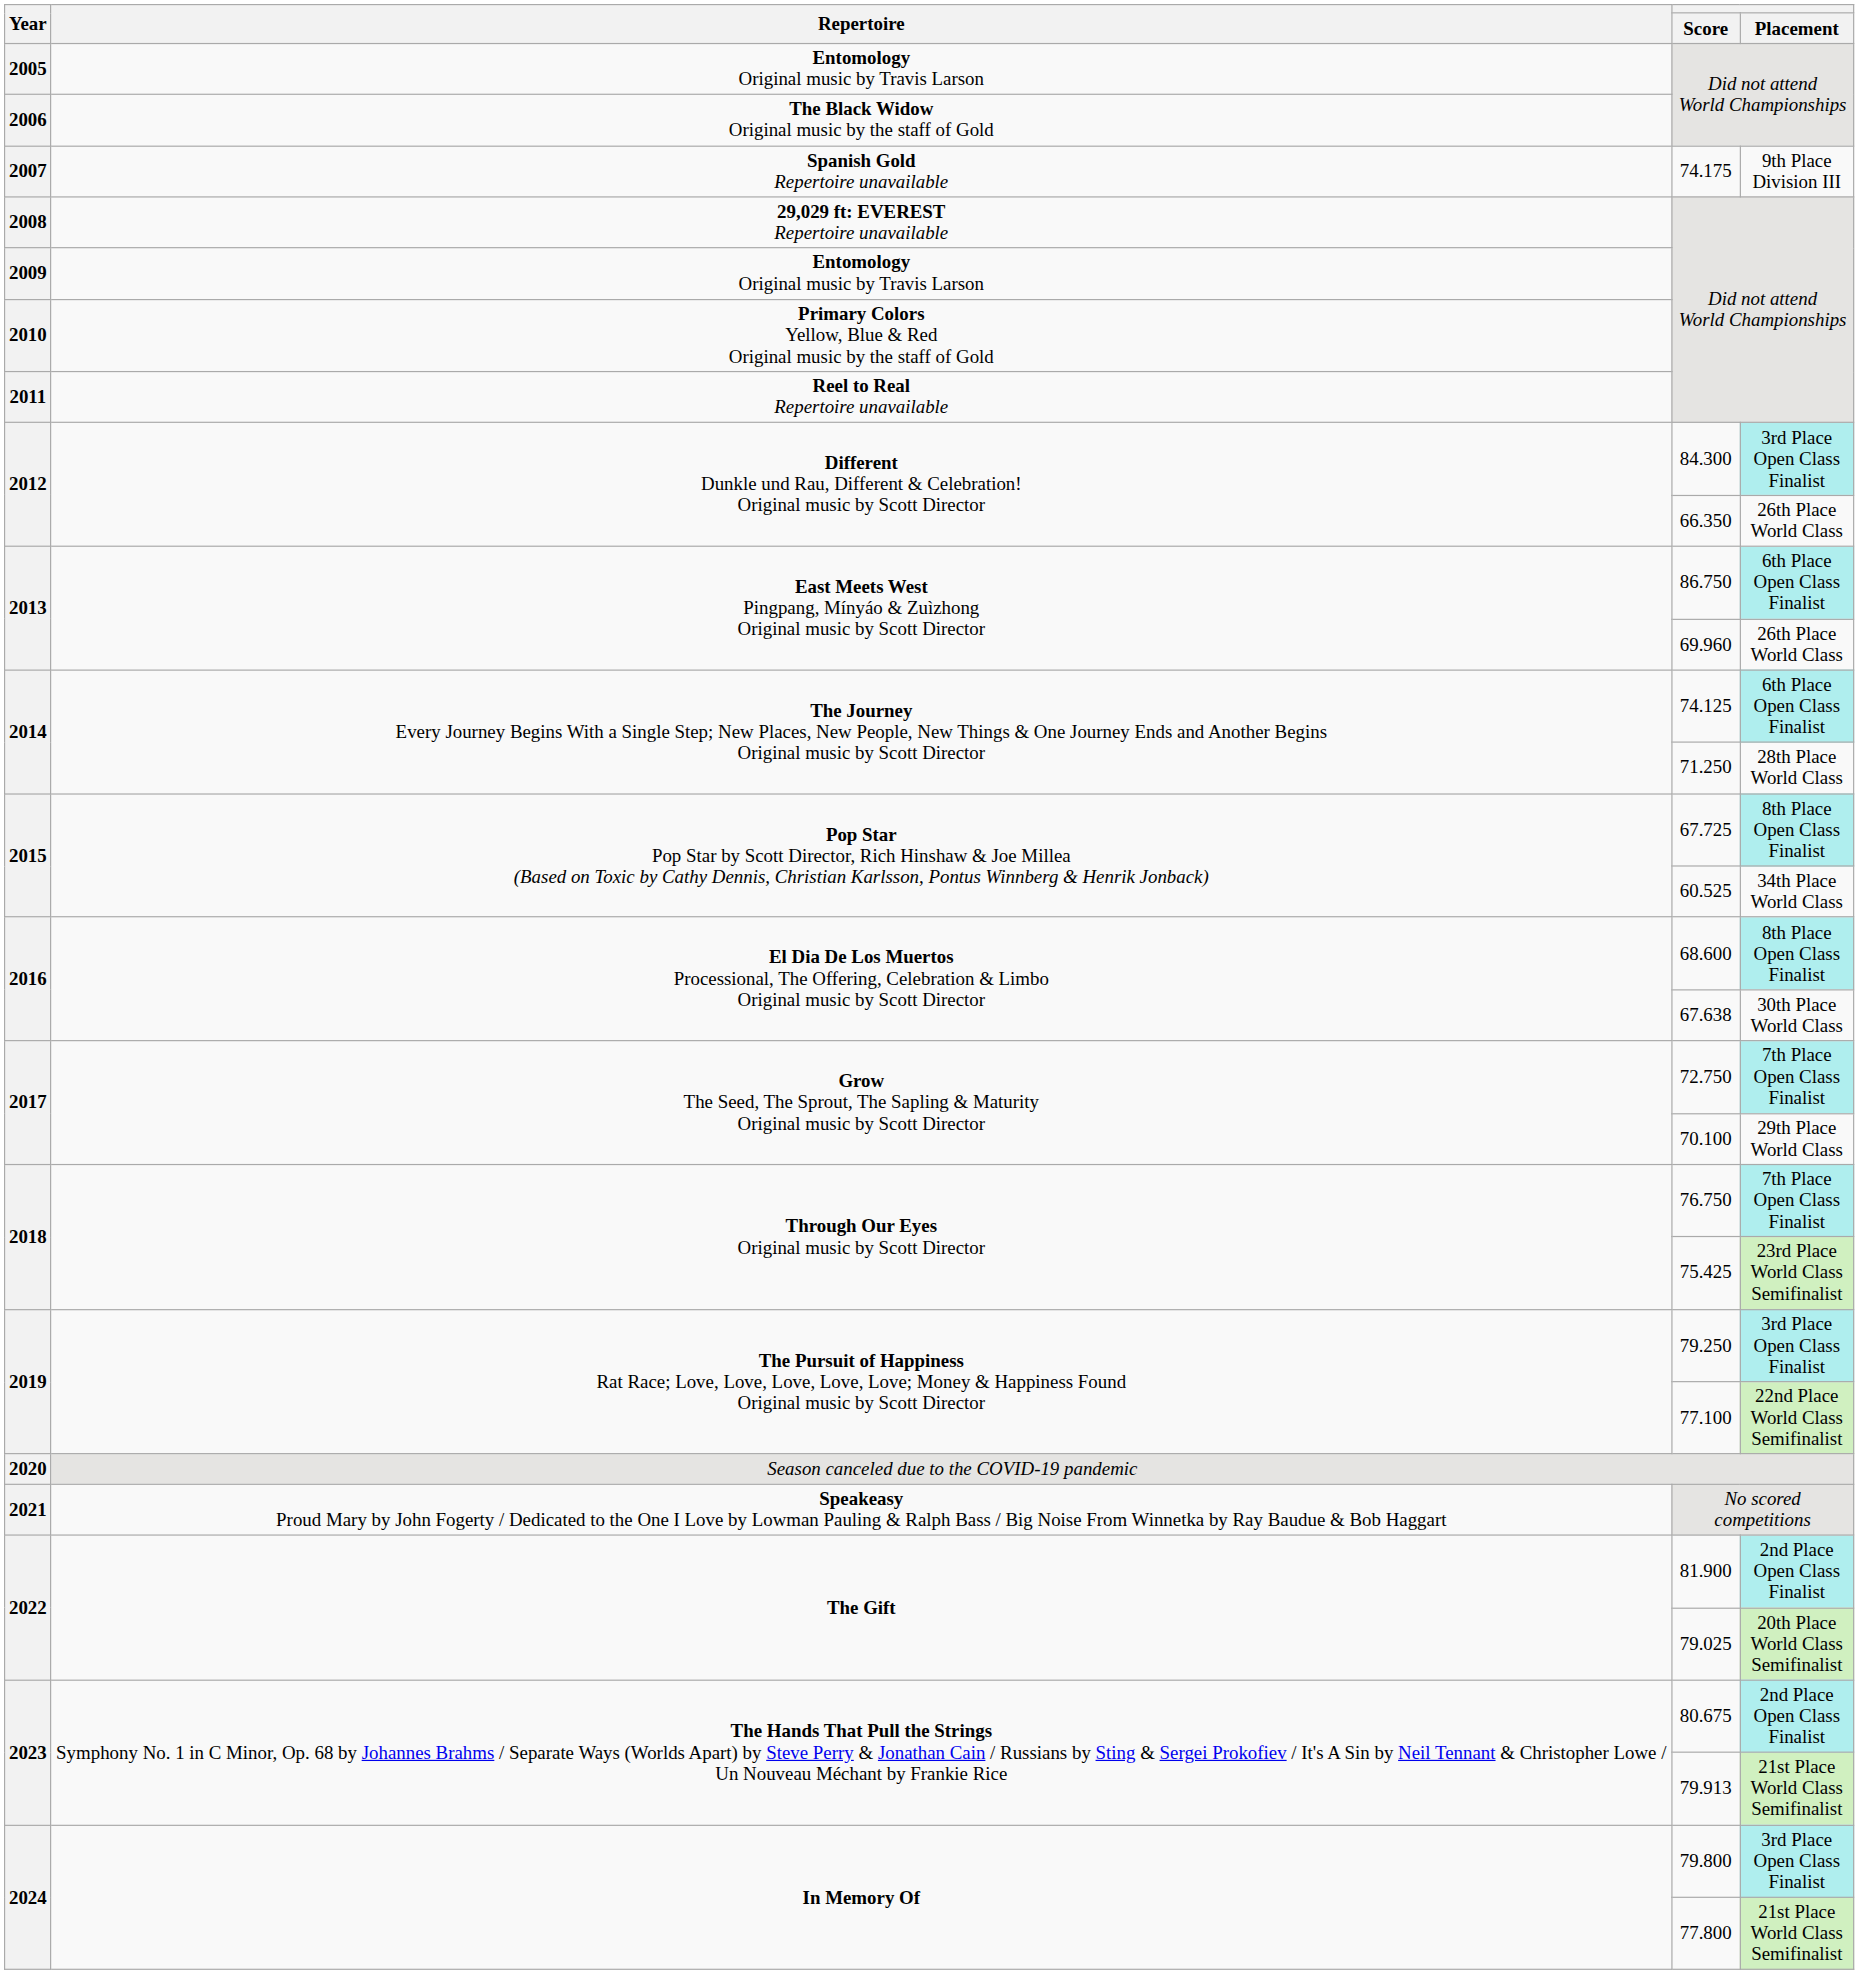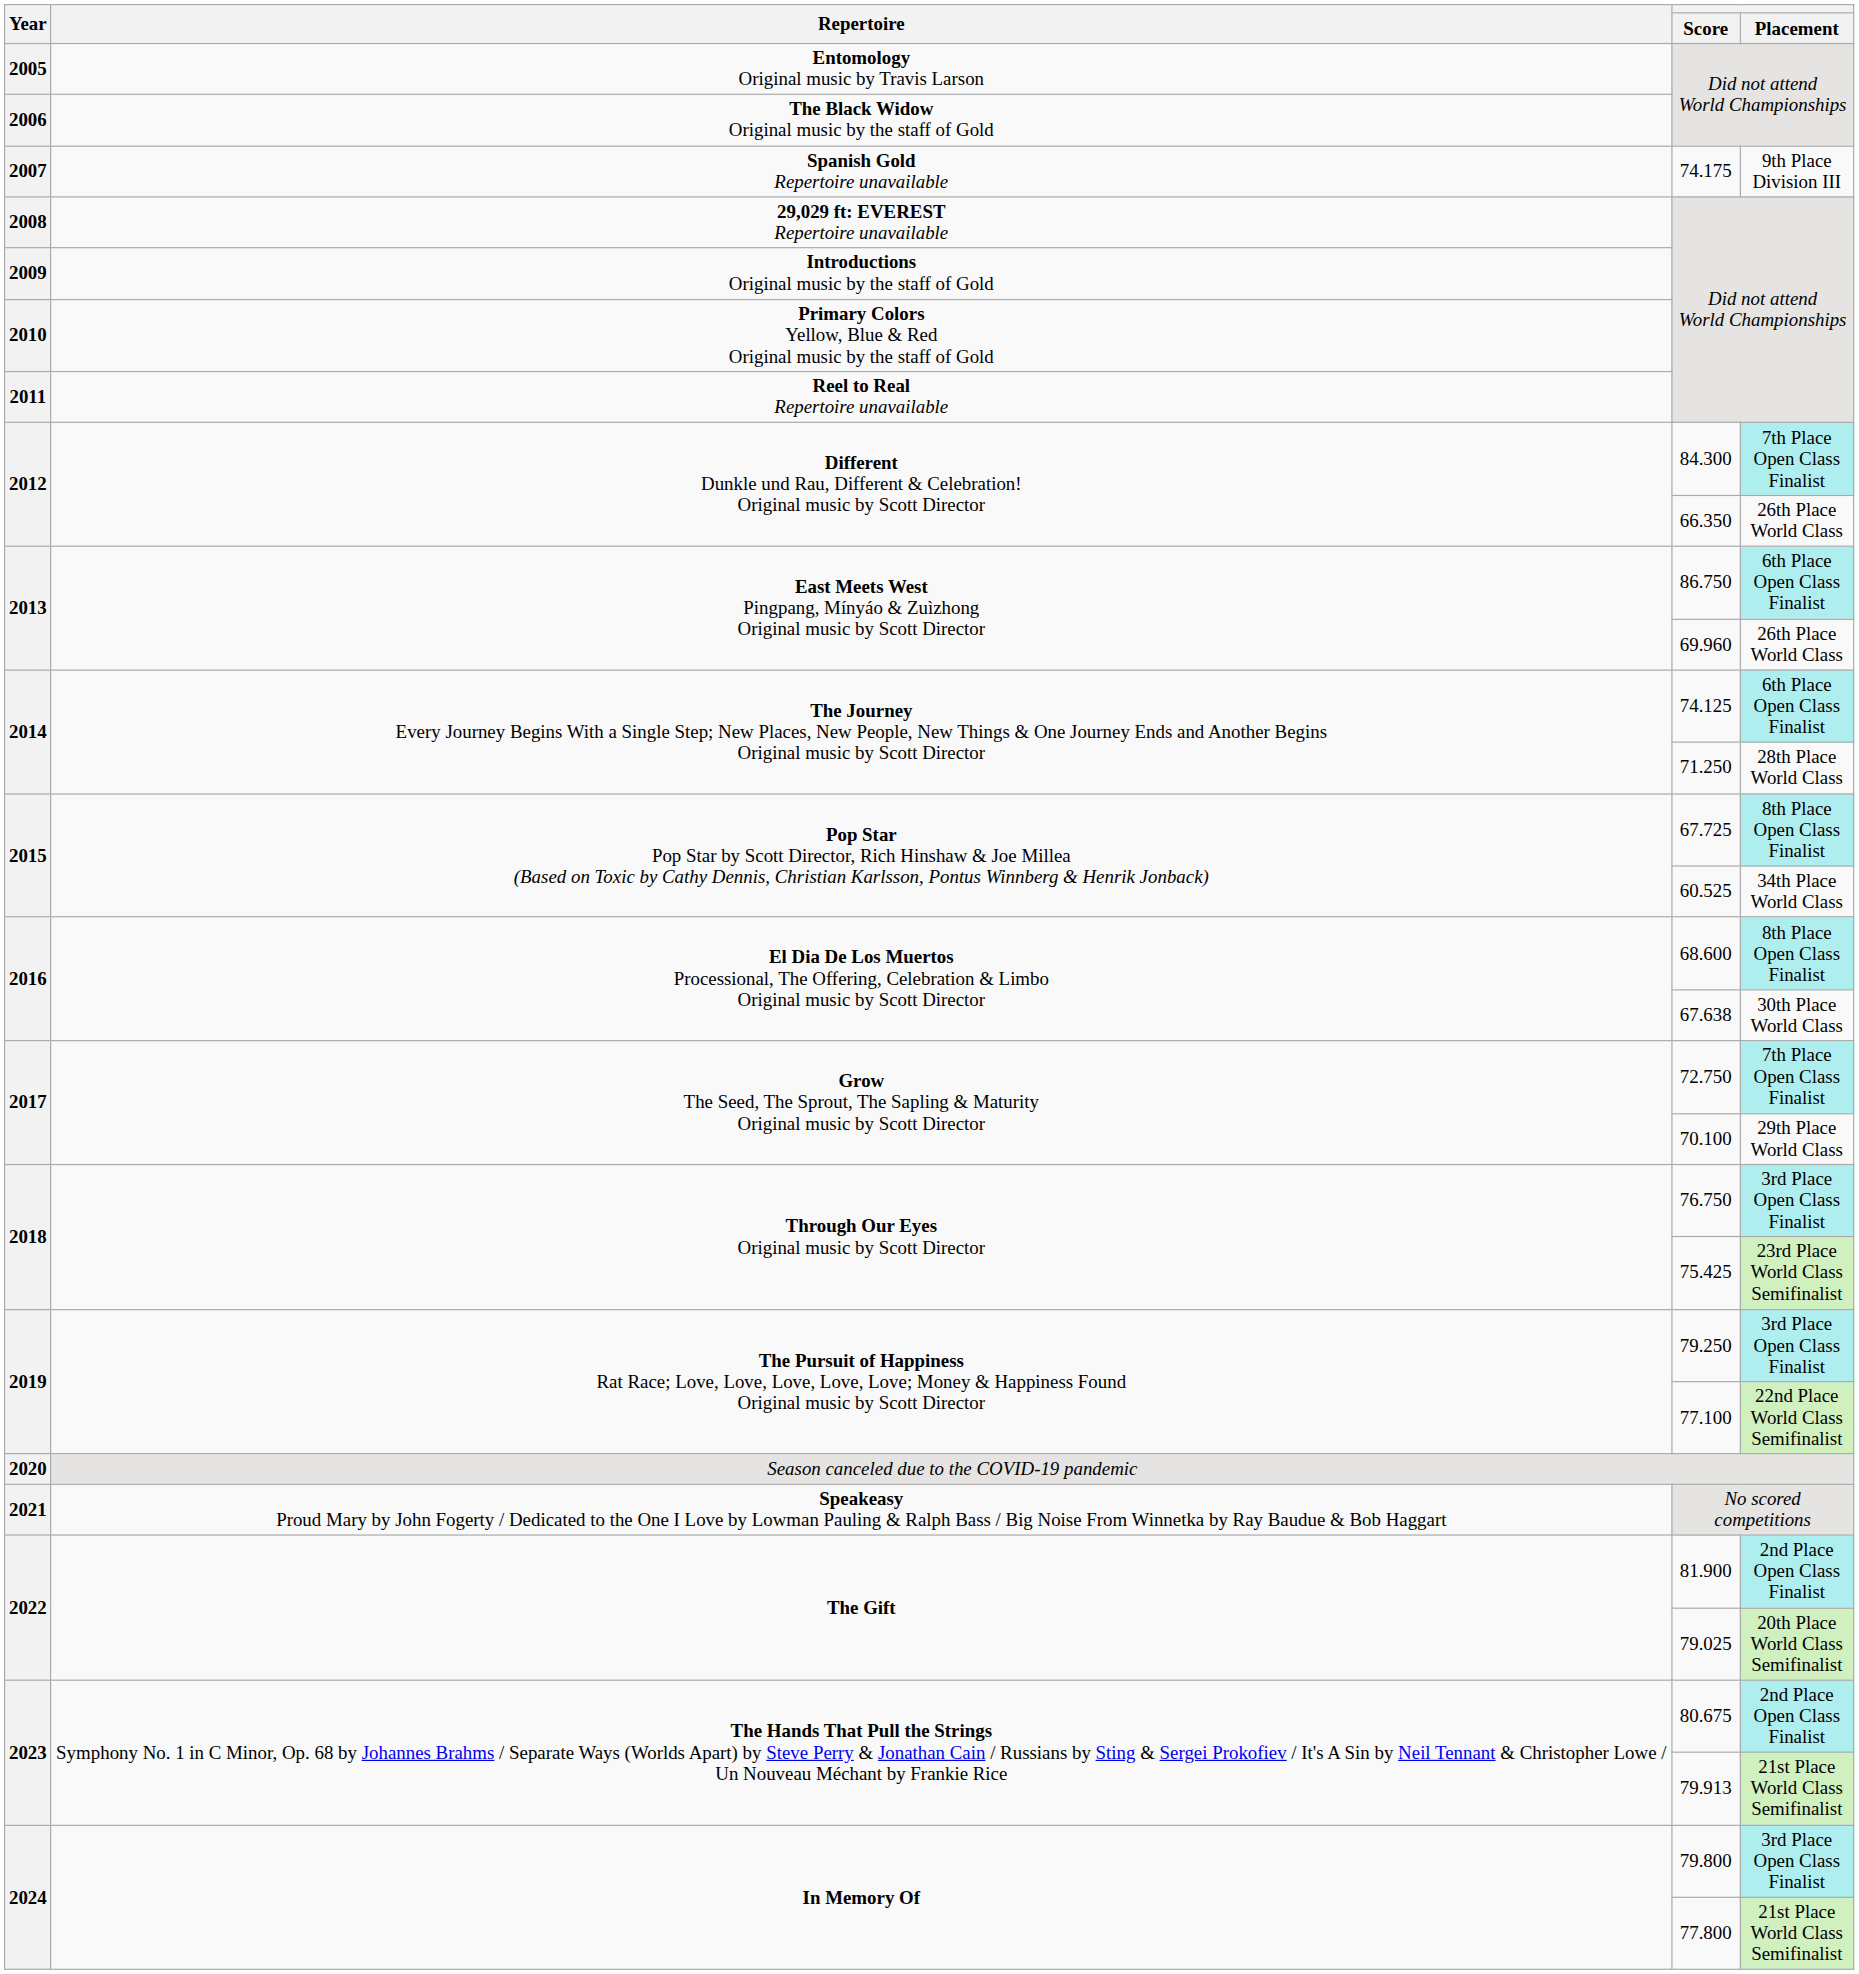(861, 273) Entomology Original music by Travis Larson -> (861, 273) Introductions Original music by the staff of Gold
(1797, 458) 3rd Place Open Class Finalist -> (1797, 458) 7th Place Open Class Finalist
(1797, 1200) 7th Place Open Class Finalist -> (1797, 1200) 3rd Place Open Class Finalist
